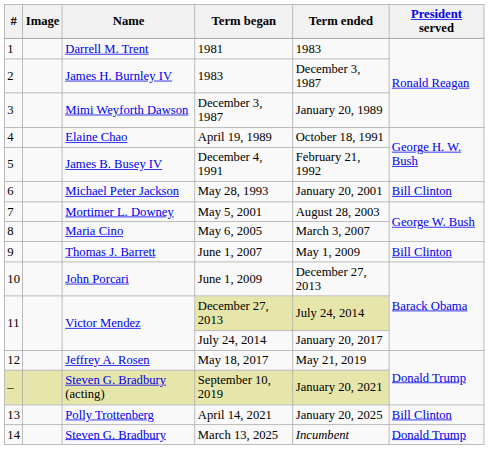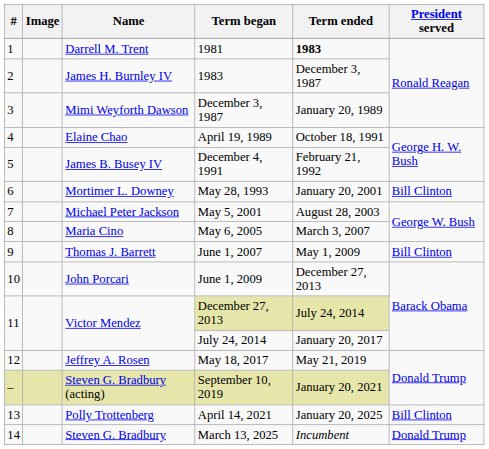(308, 48) normal -> (308, 48) bold
(122, 191) Michael Peter Jackson -> (120, 191) Mortimer L. Downey
(120, 211) Mortimer L. Downey -> (122, 211) Michael Peter Jackson
